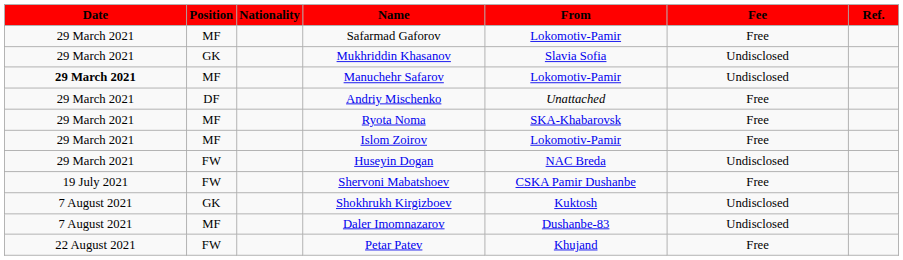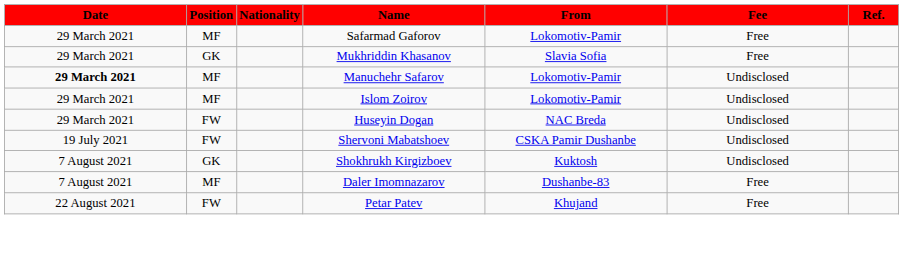(758, 57) Undisclosed -> (758, 57) Free
- row: (394, 98)
- row: (394, 119)
(758, 140) Free -> (758, 98) Undisclosed
(758, 182) Free -> (758, 140) Undisclosed
(758, 224) Undisclosed -> (758, 182) Free
